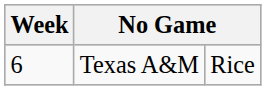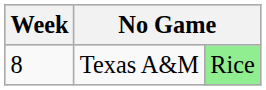(17, 64) 6 -> (17, 64) 8
(233, 64) no background -> (233, 64) lightgreen background
